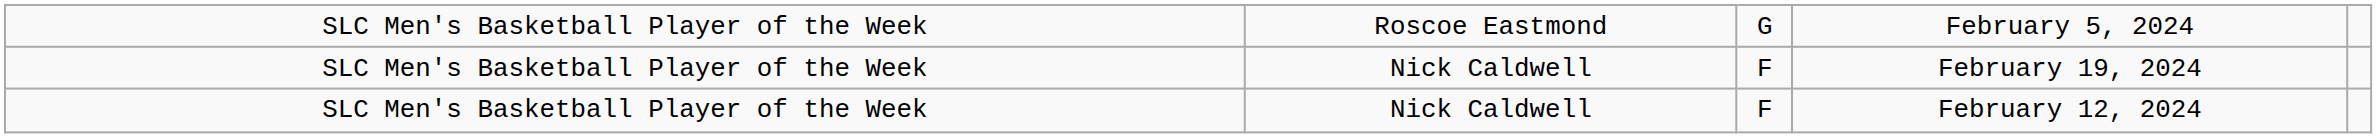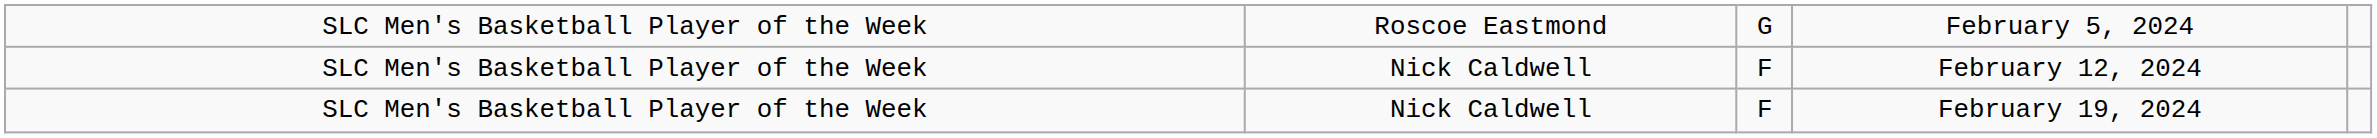rows swapped: (2070, 110) <-> (2070, 68)
